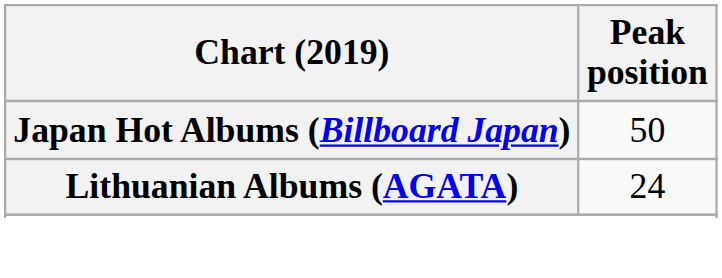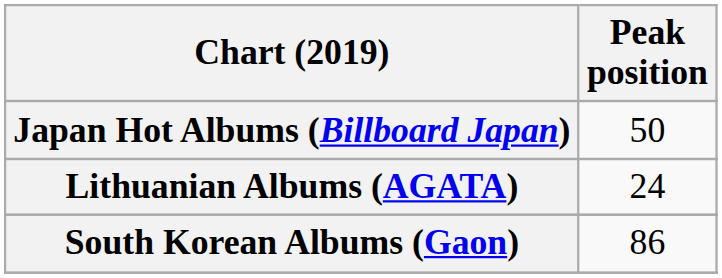+ row: (292, 242)
